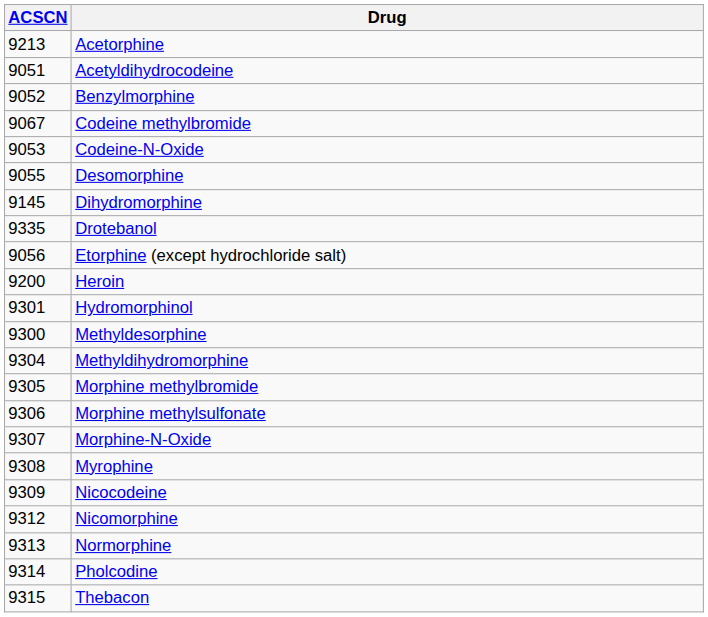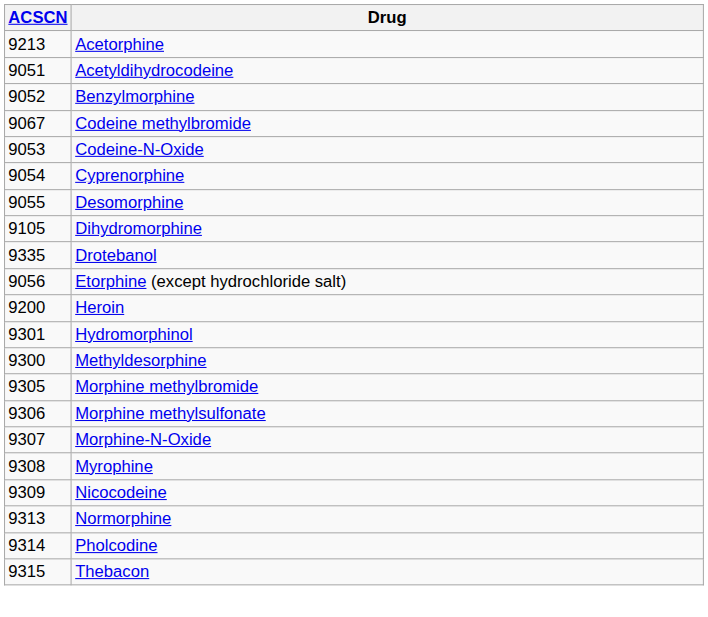+ row: (130, 176)
(27, 202) 9145 -> (27, 228) 9105
- row: (162, 360)
- row: (127, 519)
